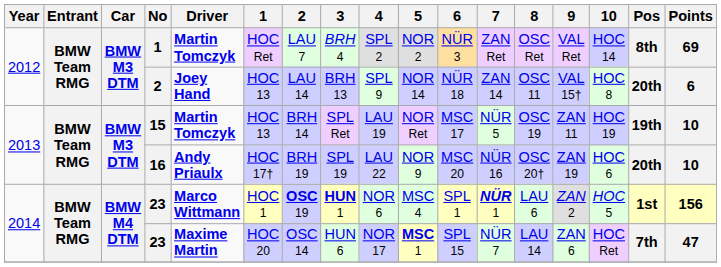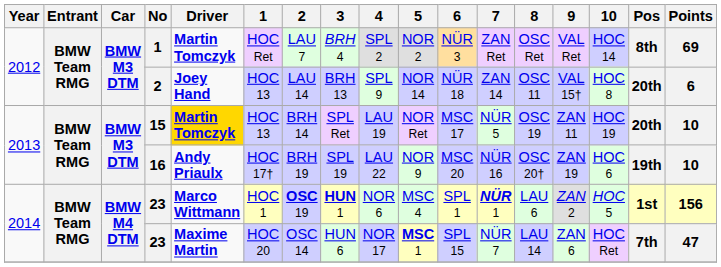(205, 126) no background -> (205, 126) gold background
(647, 126) 19th -> (647, 126) 20th
(647, 165) 20th -> (647, 165) 19th
